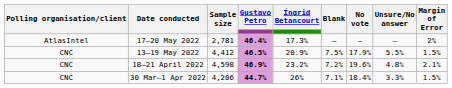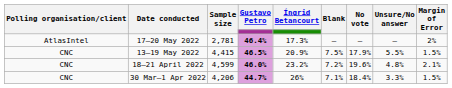(223, 53) 4,412 -> (223, 53) 4,415
(223, 65) 4,598 -> (223, 65) 4,599
(255, 65) 46.9% -> (255, 65) 46.0%
